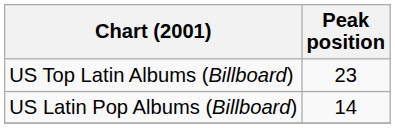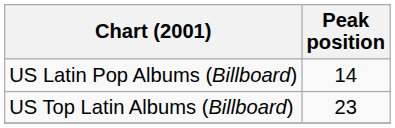rows swapped: (151, 75) <-> (153, 107)
